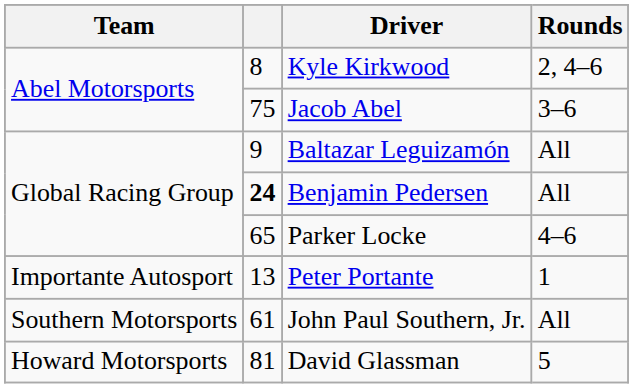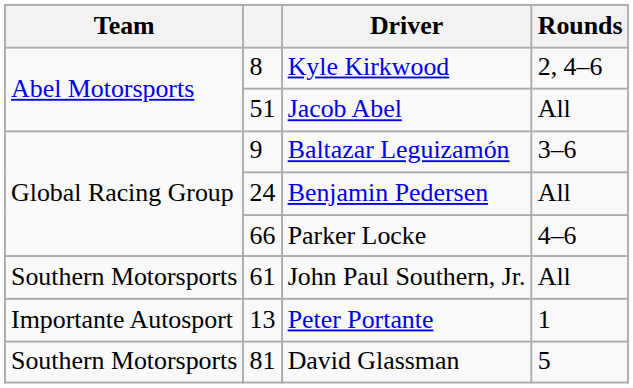(263, 109) 75 -> (263, 109) 51
(557, 109) 3–6 -> (554, 109) All
(554, 151) All -> (557, 151) 3–6
(263, 193) bold -> (263, 193) normal
(263, 235) 65 -> (263, 235) 66
rows swapped: (361, 277) <-> (407, 319)
(119, 361) Howard Motorsports -> (124, 361) Southern Motorsports
